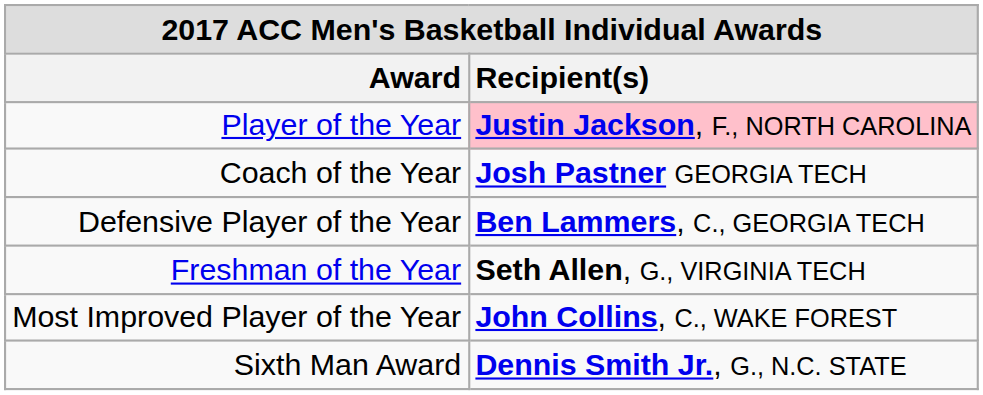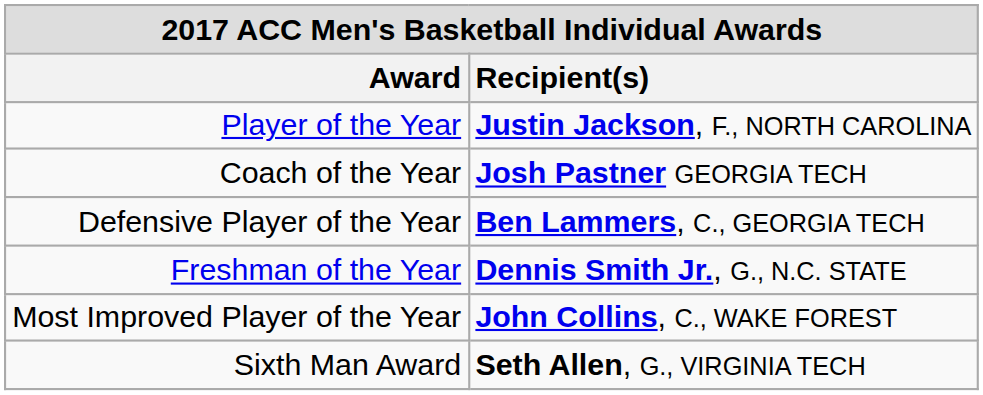(723, 125) pink background -> (723, 125) no background
(671, 269) Seth Allen, G., VIRGINIA TECH -> (691, 269) Dennis Smith Jr., G., N.C. STATE
(691, 365) Dennis Smith Jr., G., N.C. STATE -> (671, 365) Seth Allen, G., VIRGINIA TECH
